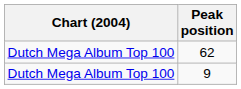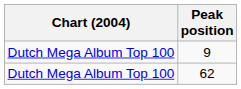rows swapped: (207, 73) <-> (207, 52)
